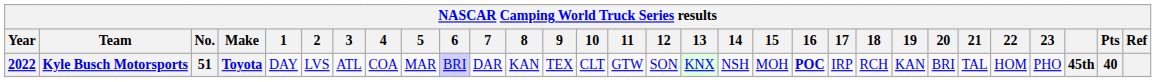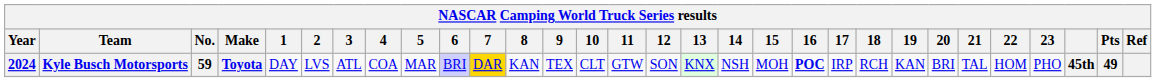(22, 64) 2022 -> (22, 64) 2024
(205, 64) 51 -> (205, 64) 59
(488, 64) no background -> (488, 64) gold background
(1110, 64) 40 -> (1110, 64) 49
